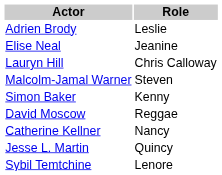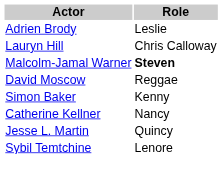- row: (33, 46)
(154, 80) normal -> (155, 63) bold
rows swapped: (45, 113) <-> (41, 97)
